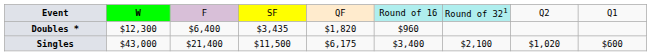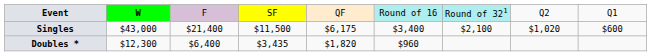rows swapped: (55, 43) <-> (55, 28)
